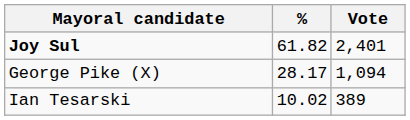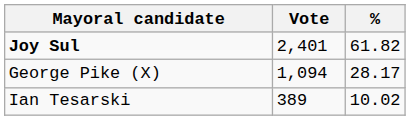columns swapped: (368, 18) <-> (302, 18)
